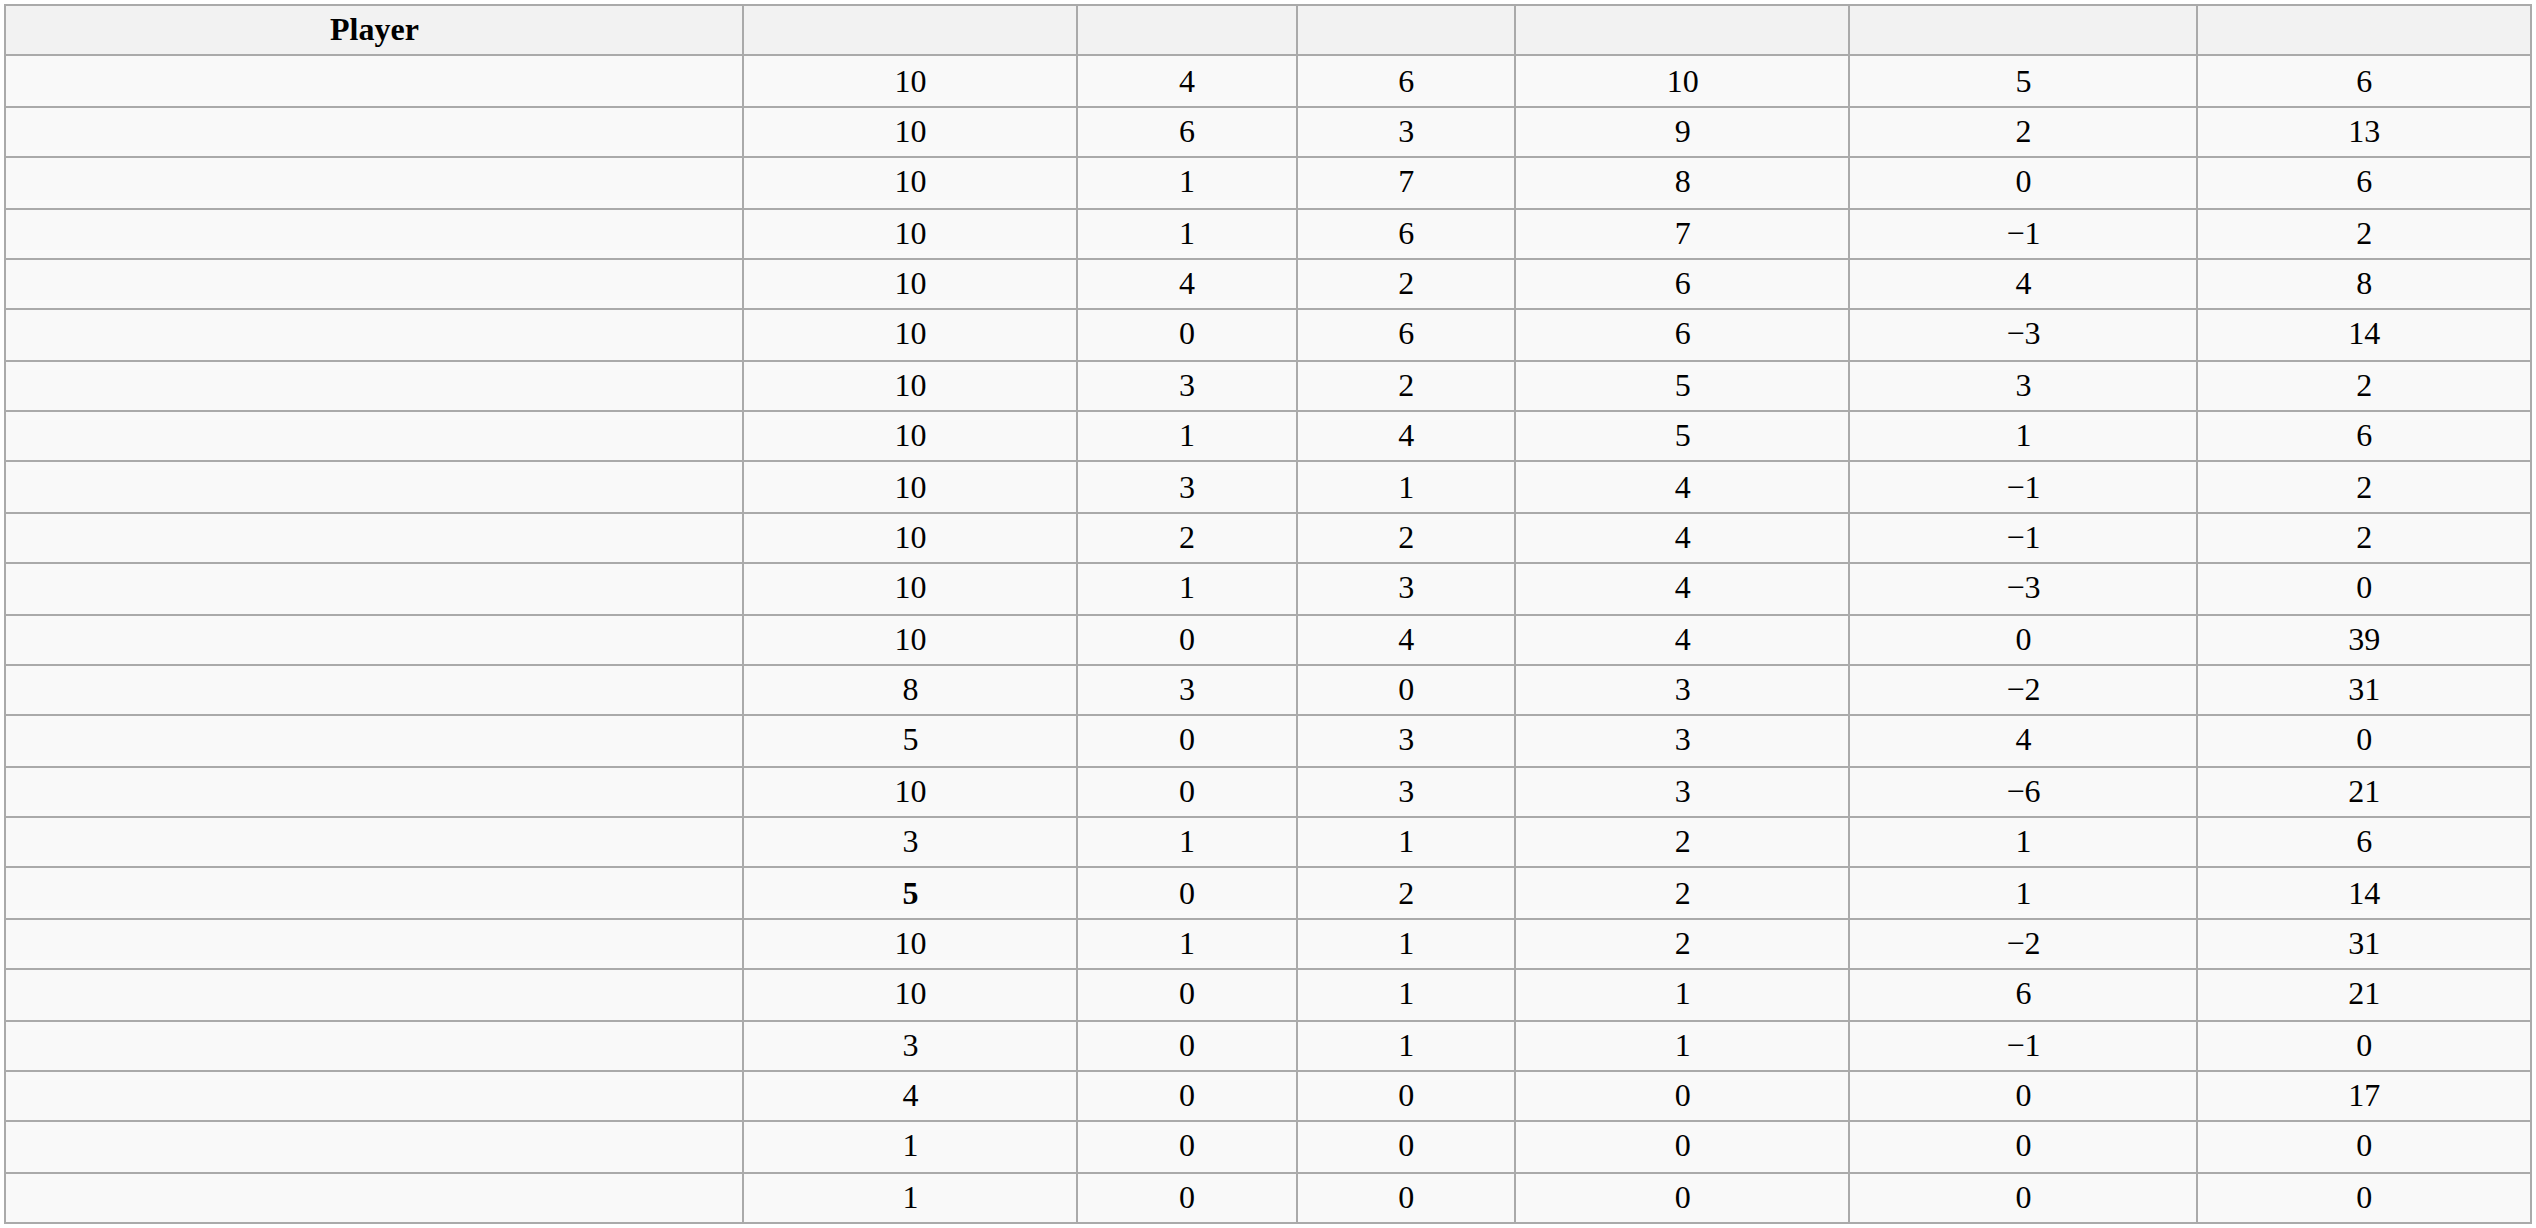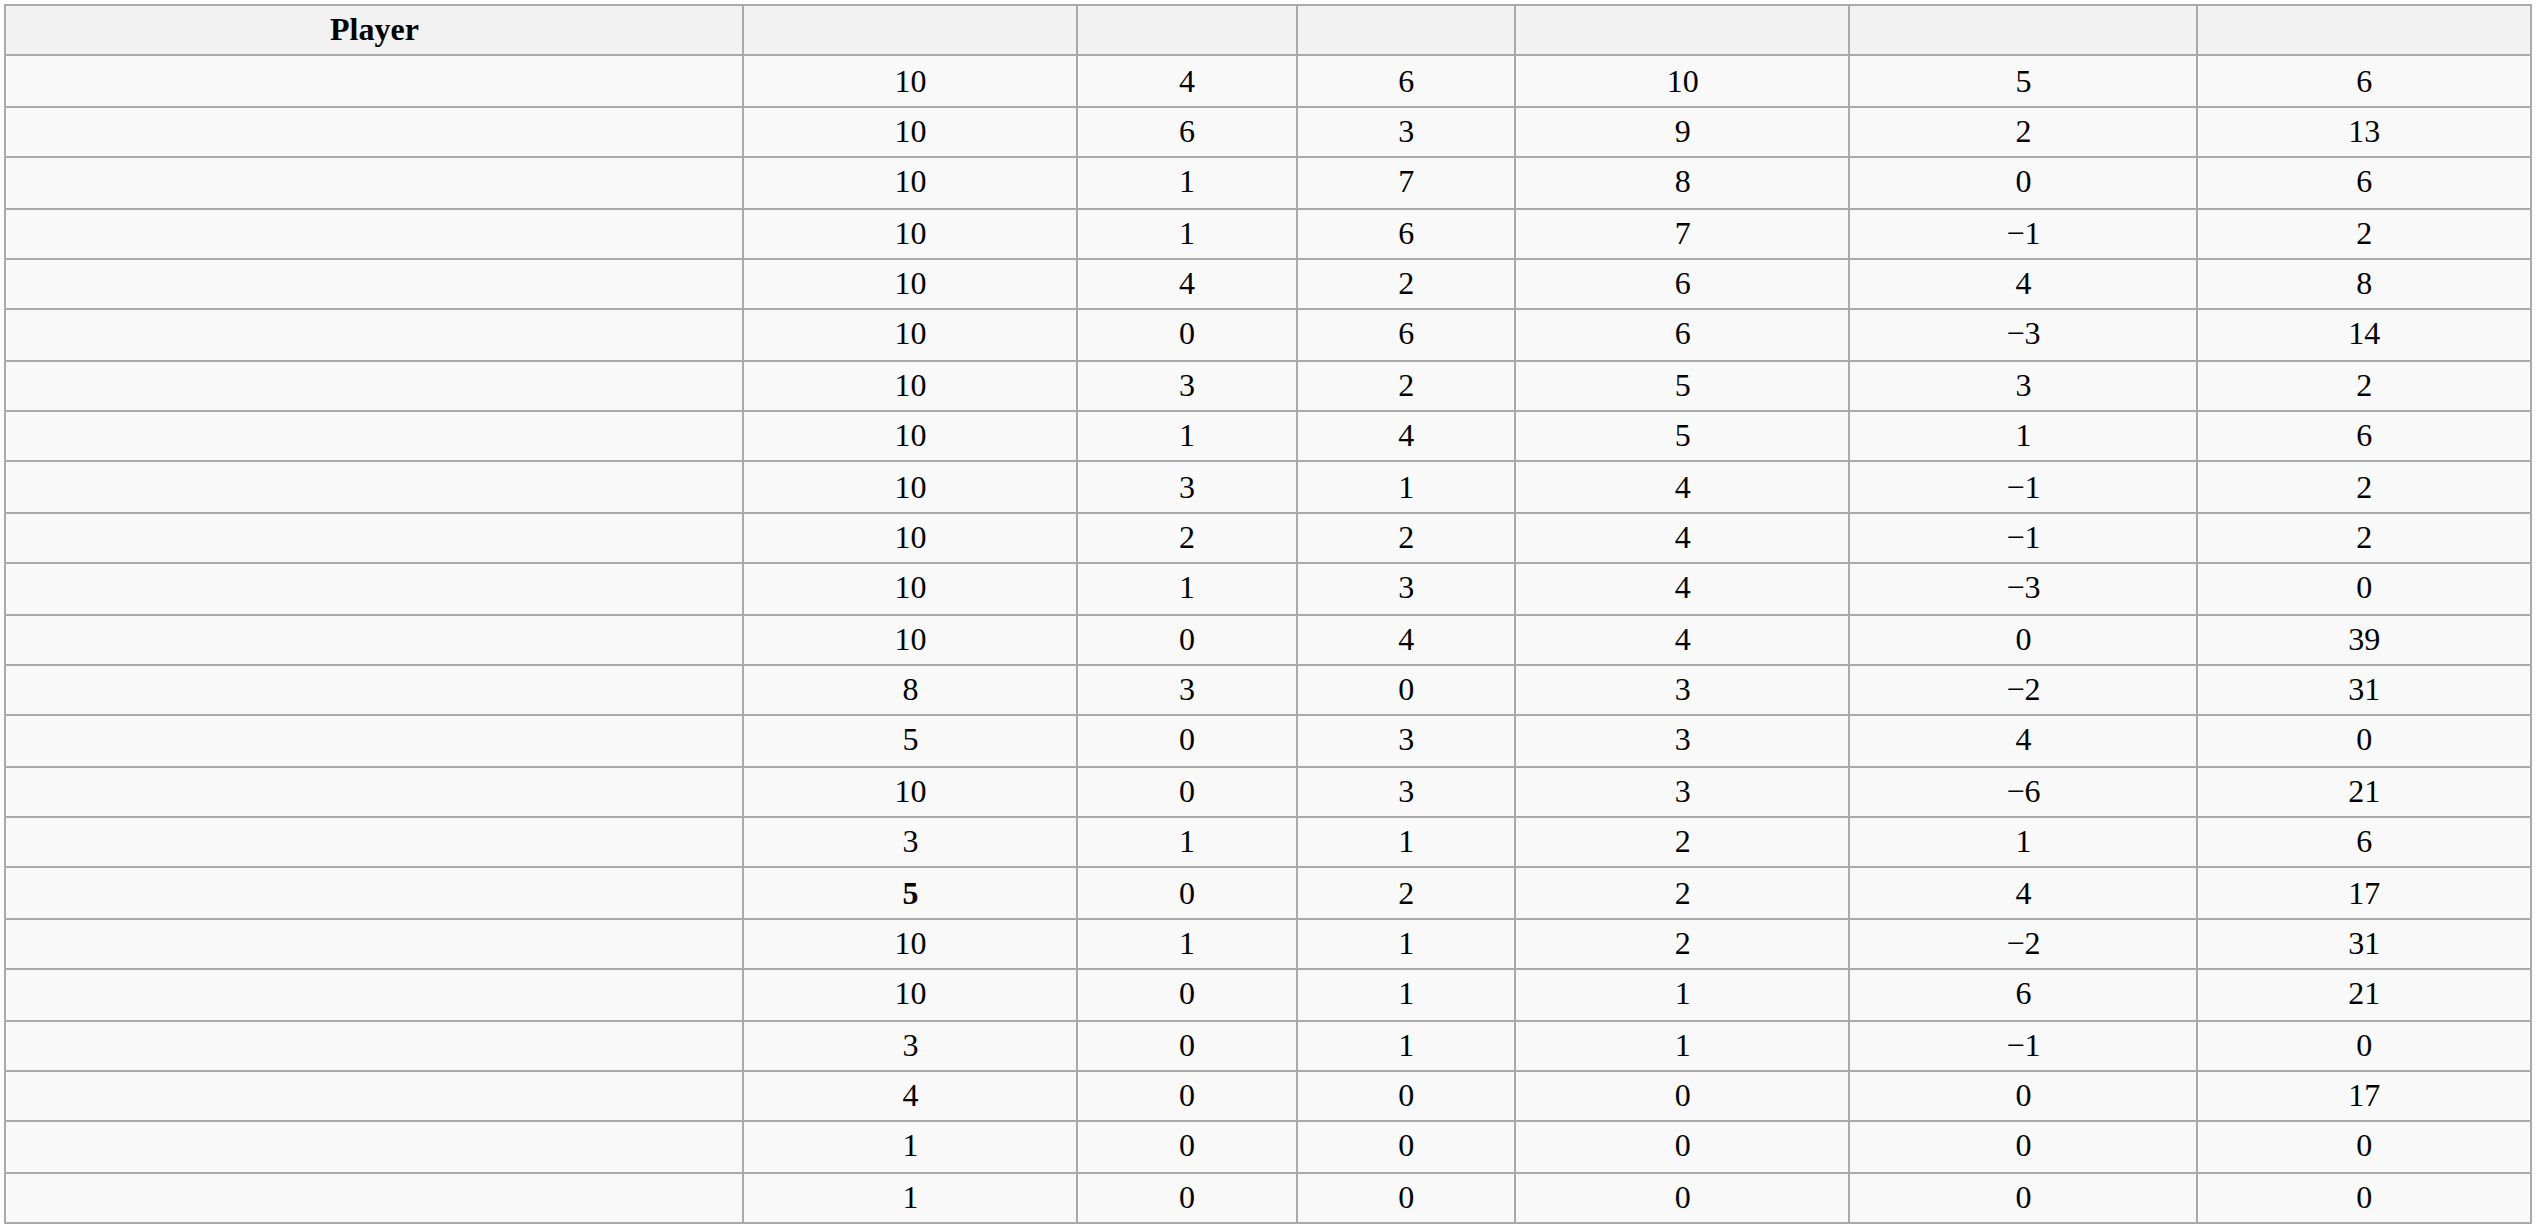(2023, 892) 1 -> (2023, 892) 4
(2364, 892) 14 -> (2364, 892) 17
